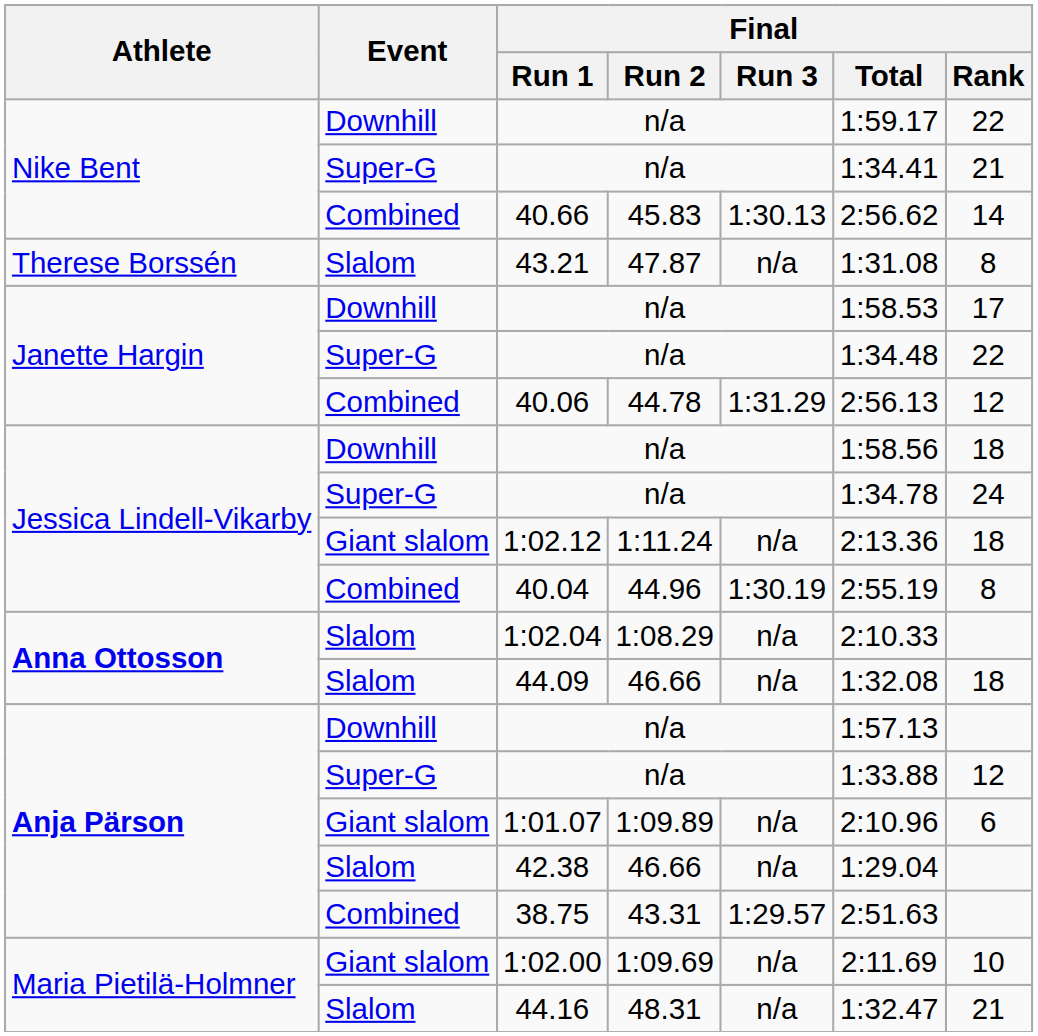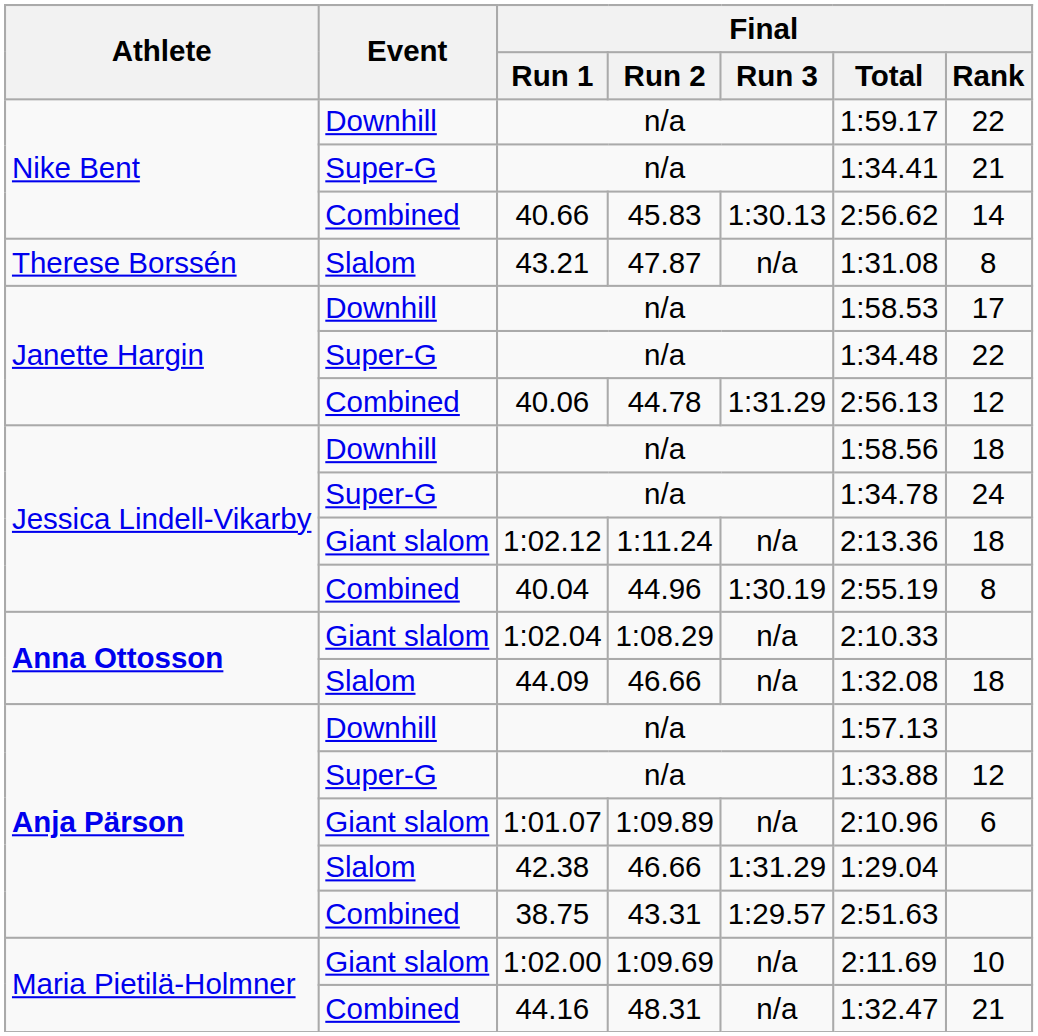(370, 635) Slalom -> (407, 635) Giant slalom
(777, 868) n/a -> (777, 868) 1:31.29
(370, 1008) Slalom -> (393, 1008) Combined
